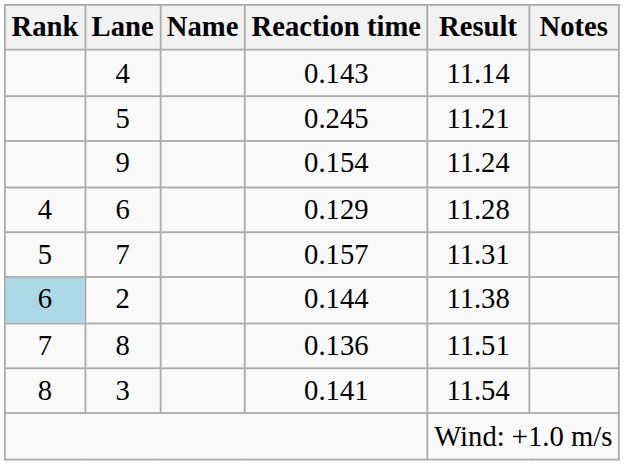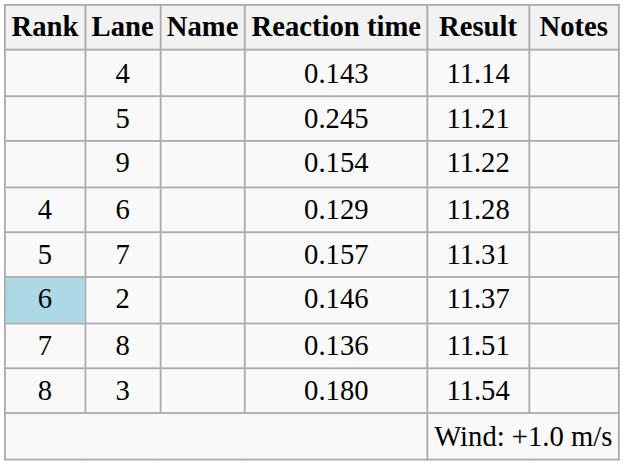(478, 163) 11.24 -> (478, 163) 11.22
(336, 299) 0.144 -> (336, 299) 0.146
(478, 299) 11.38 -> (478, 299) 11.37
(336, 390) 0.141 -> (336, 390) 0.180
